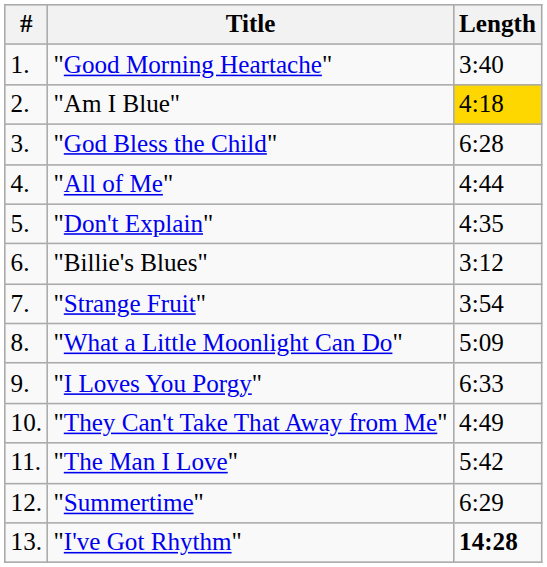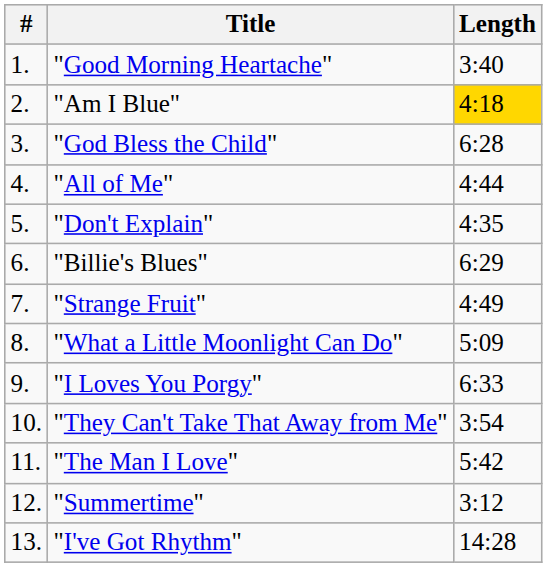(481, 263) 3:12 -> (481, 263) 6:29
(481, 303) 3:54 -> (481, 303) 4:49
(481, 422) 4:49 -> (481, 422) 3:54
(481, 502) 6:29 -> (481, 502) 3:12
(488, 542) bold -> (488, 542) normal
